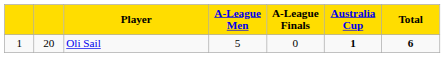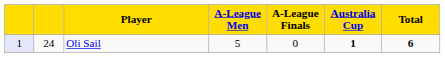(19, 43) no background -> (19, 43) lavender background
(49, 43) 20 -> (49, 43) 24
